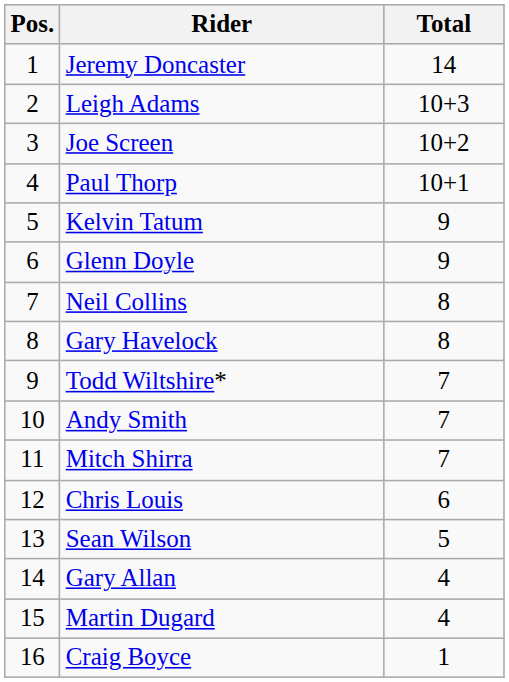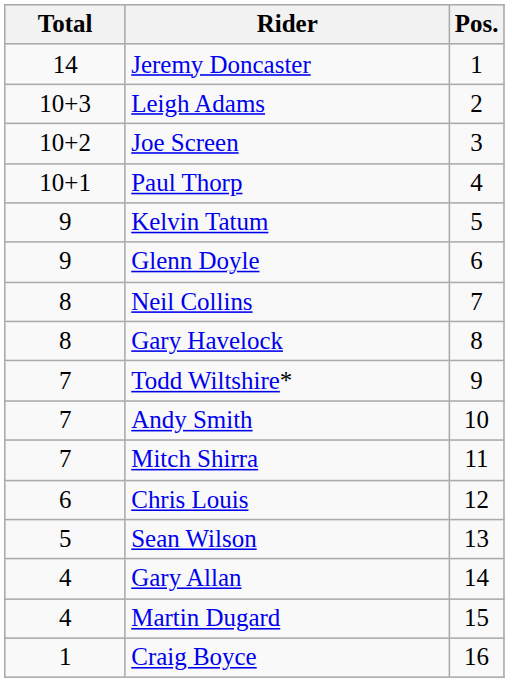columns swapped: (32, 24) <-> (444, 24)
